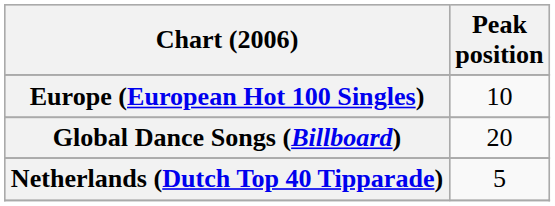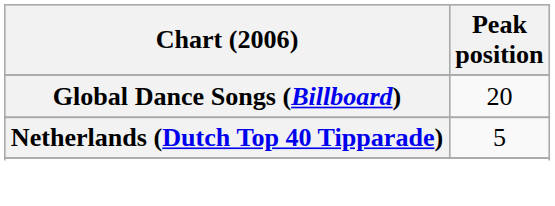- row: (227, 95)
